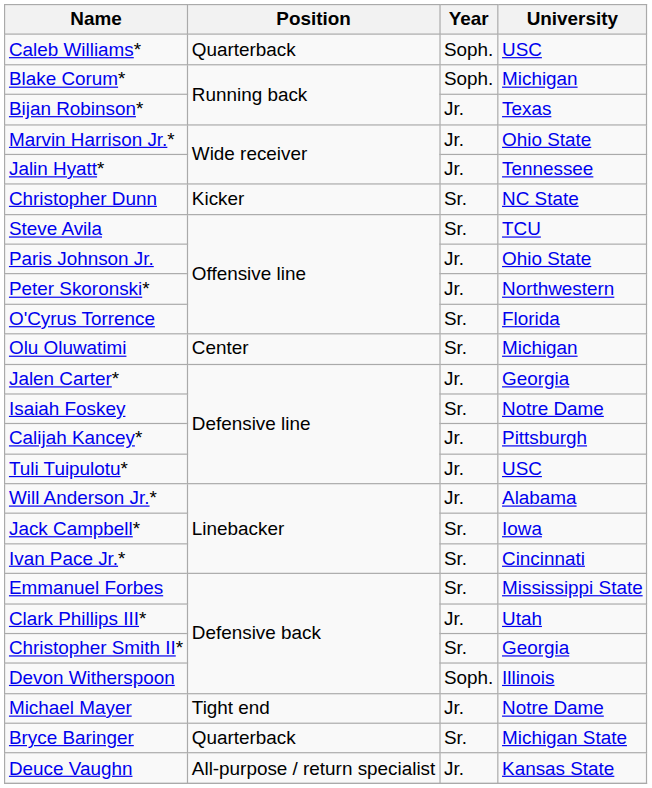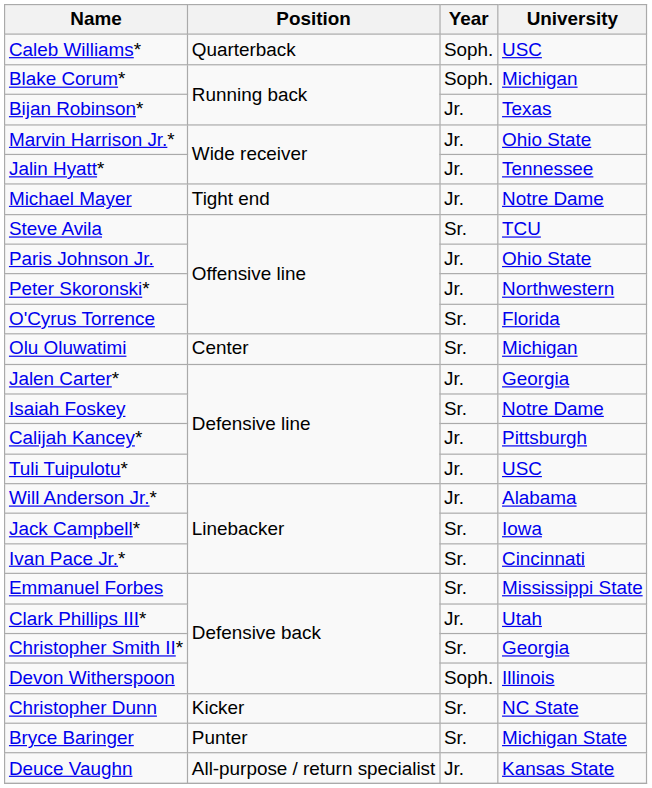rows swapped: (70, 708) <-> (83, 199)
(244, 738) Quarterback -> (220, 738) Punter
